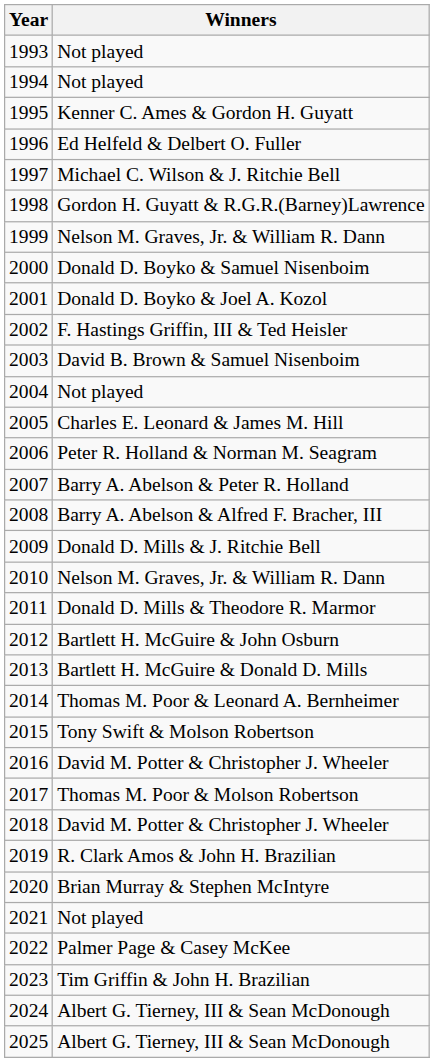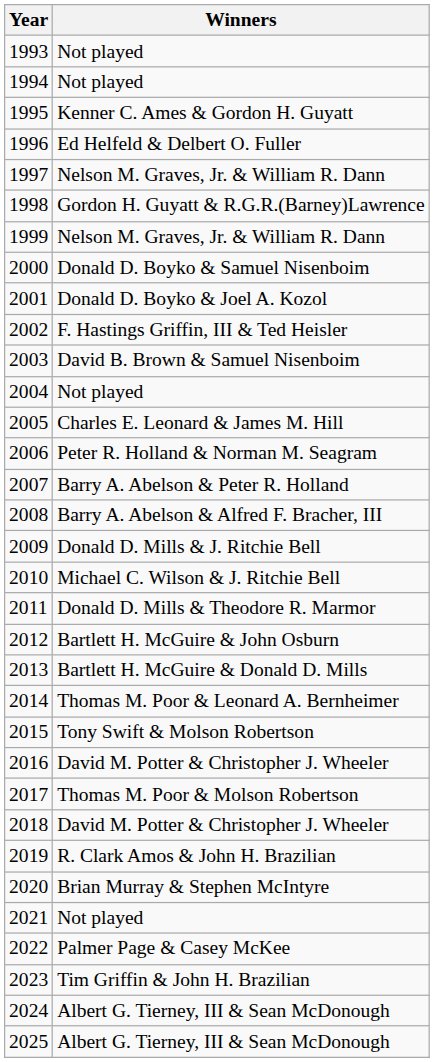(199, 174) Michael C. Wilson & J. Ritchie Bell -> (221, 174) Nelson M. Graves, Jr. & William R. Dann
(221, 577) Nelson M. Graves, Jr. & William R. Dann -> (199, 577) Michael C. Wilson & J. Ritchie Bell
